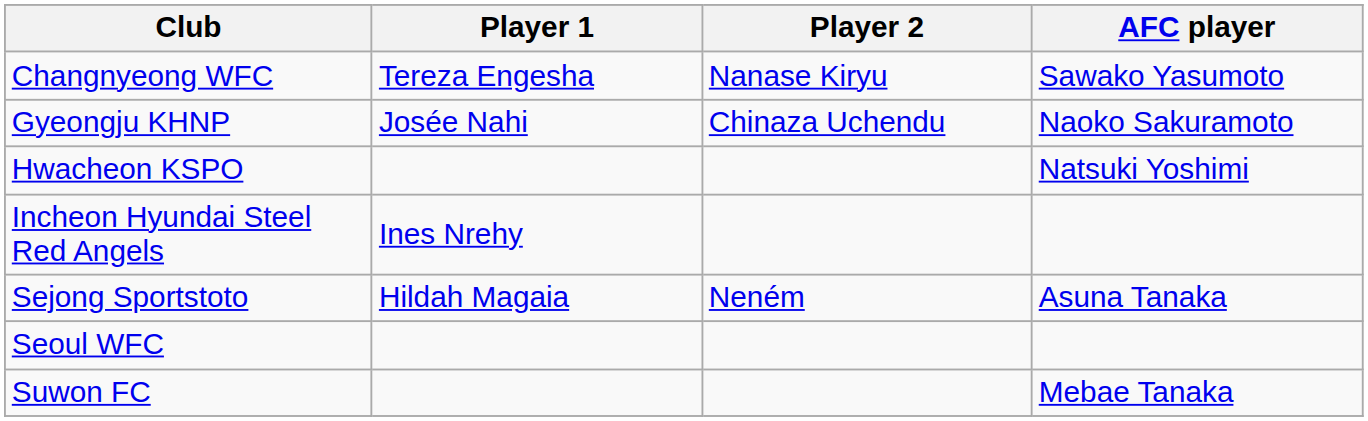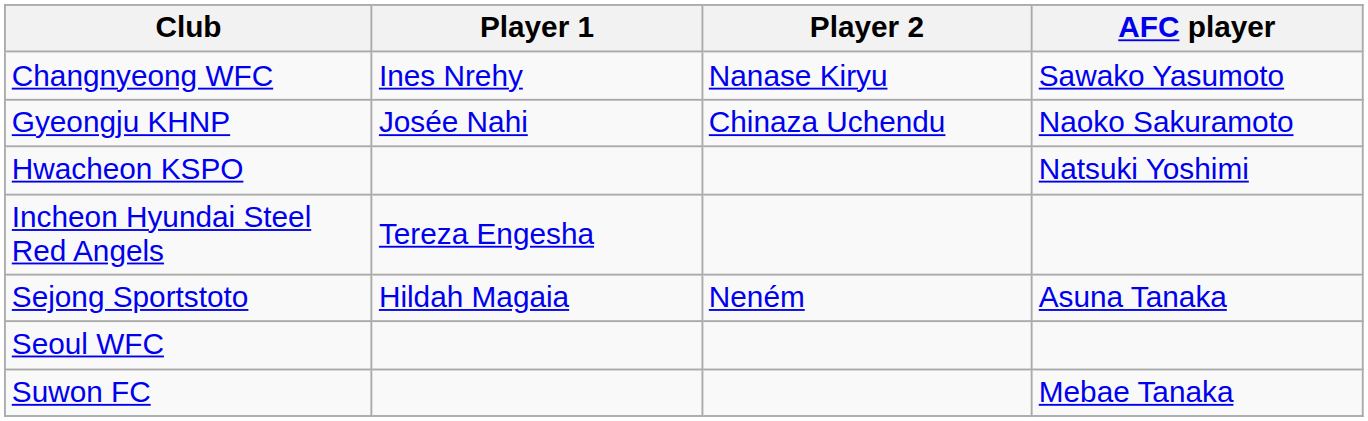(486, 75) Tereza Engesha -> (451, 75) Ines Nrehy
(451, 233) Ines Nrehy -> (486, 233) Tereza Engesha
